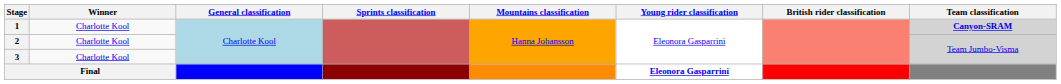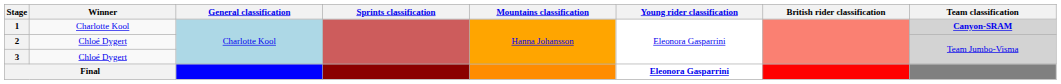(103, 42) Charlotte Kool -> (103, 42) Chloé Dygert
(103, 57) Charlotte Kool -> (103, 57) Chloé Dygert
